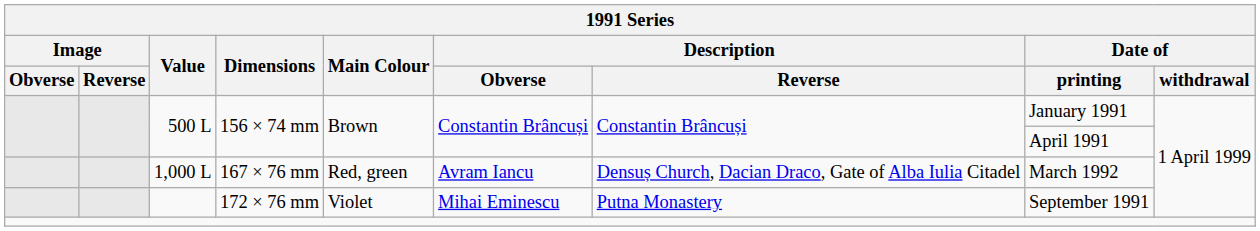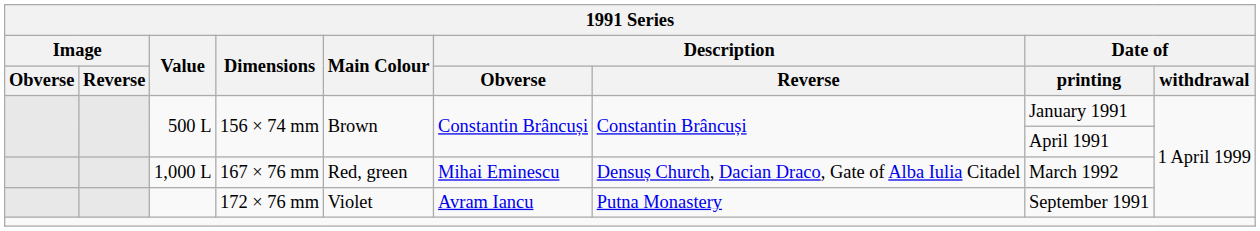(486, 172) Avram Iancu -> (499, 172) Mihai Eminescu
(499, 202) Mihai Eminescu -> (486, 202) Avram Iancu
